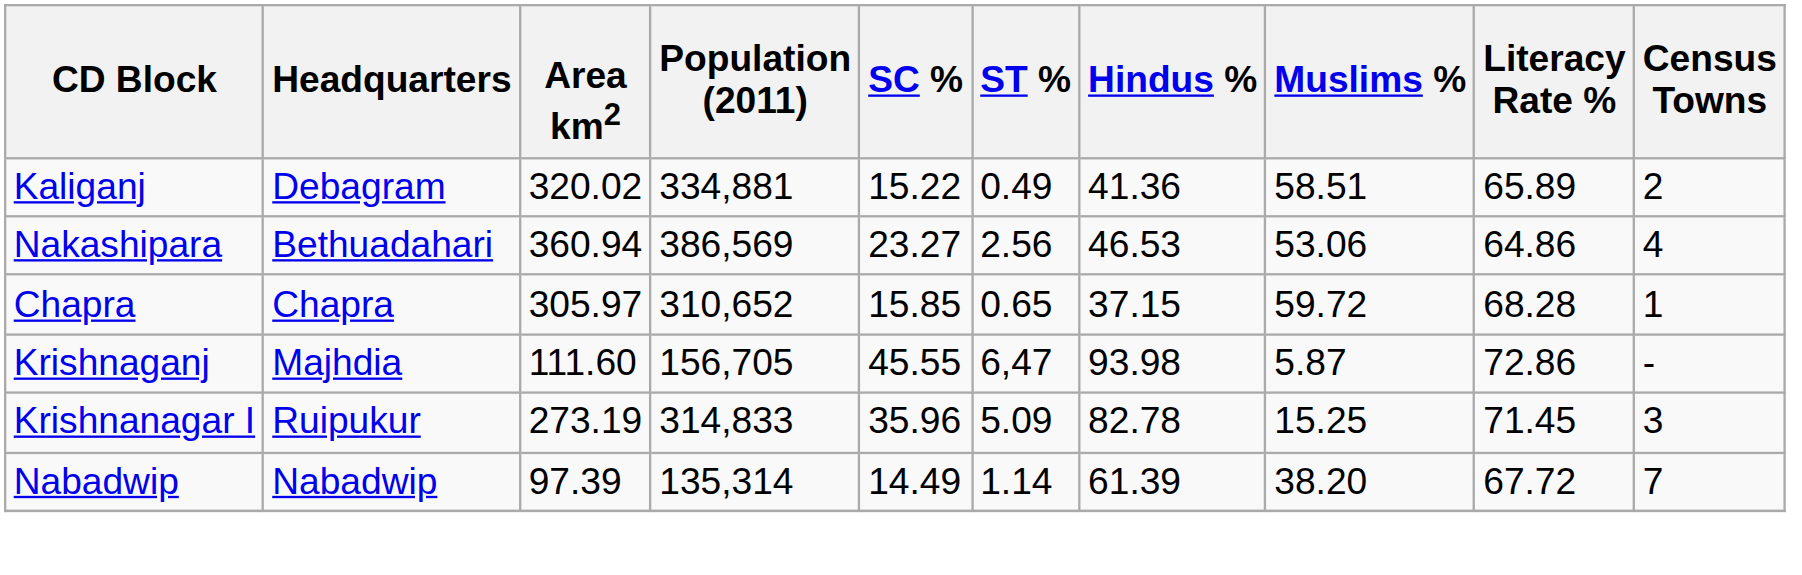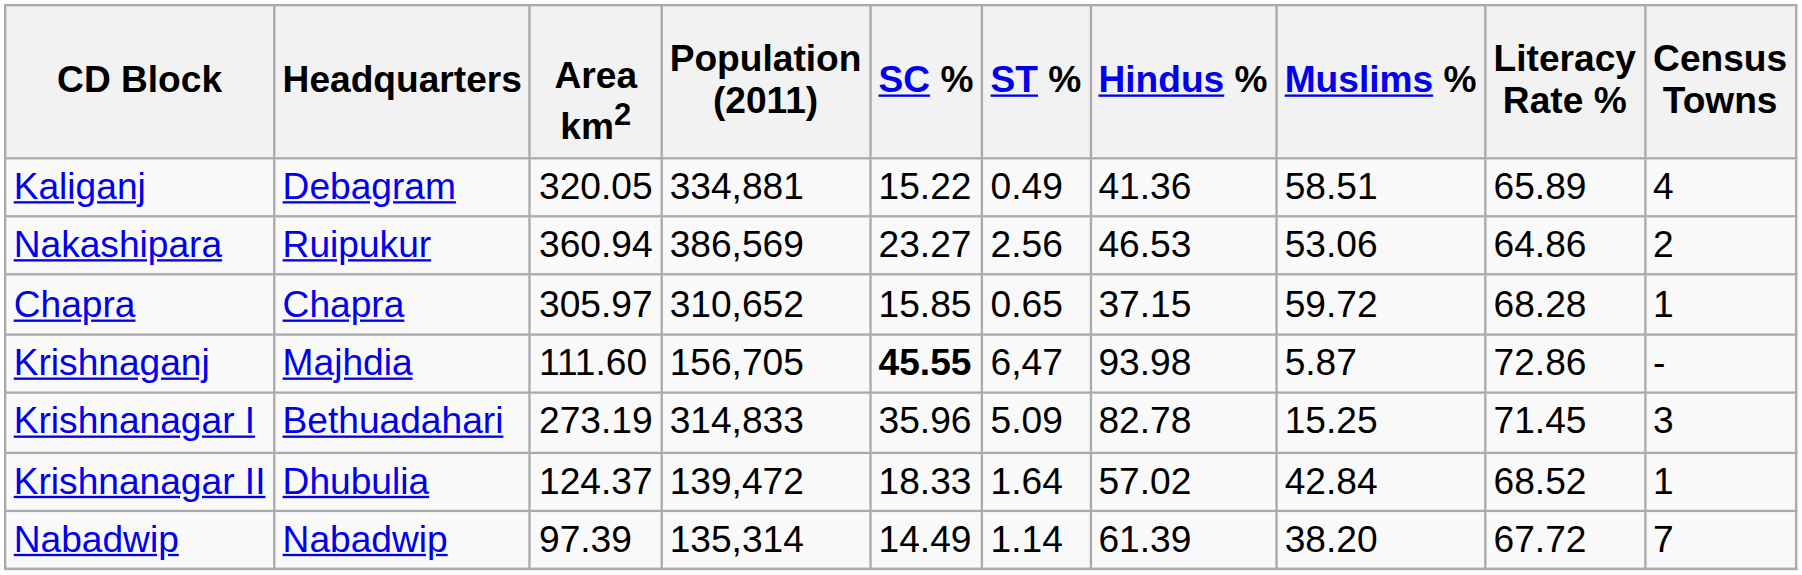(585, 186) 320.02 -> (596, 186) 320.05
(1653, 186) 2 -> (1663, 186) 4
(383, 245) Bethuadahari -> (357, 245) Ruipukur
(1653, 245) 4 -> (1663, 245) 2
(915, 362) normal -> (925, 362) bold
(347, 421) Ruipukur -> (393, 421) Bethuadahari
+ row: (140, 480)
